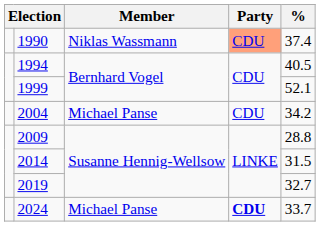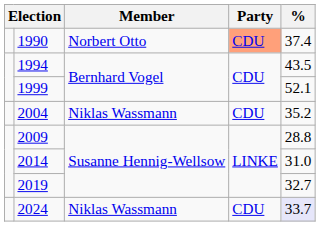(123, 40) Niklas Wassmann -> (107, 40) Norbert Otto
(298, 64) 40.5 -> (298, 64) 43.5
(113, 112) Michael Panse -> (123, 112) Niklas Wassmann
(298, 112) 34.2 -> (298, 112) 35.2
(298, 161) 31.5 -> (298, 161) 31.0
(113, 209) Michael Panse -> (123, 209) Niklas Wassmann
(249, 209) bold -> (248, 209) normal
(298, 209) no background -> (298, 209) lavender background
